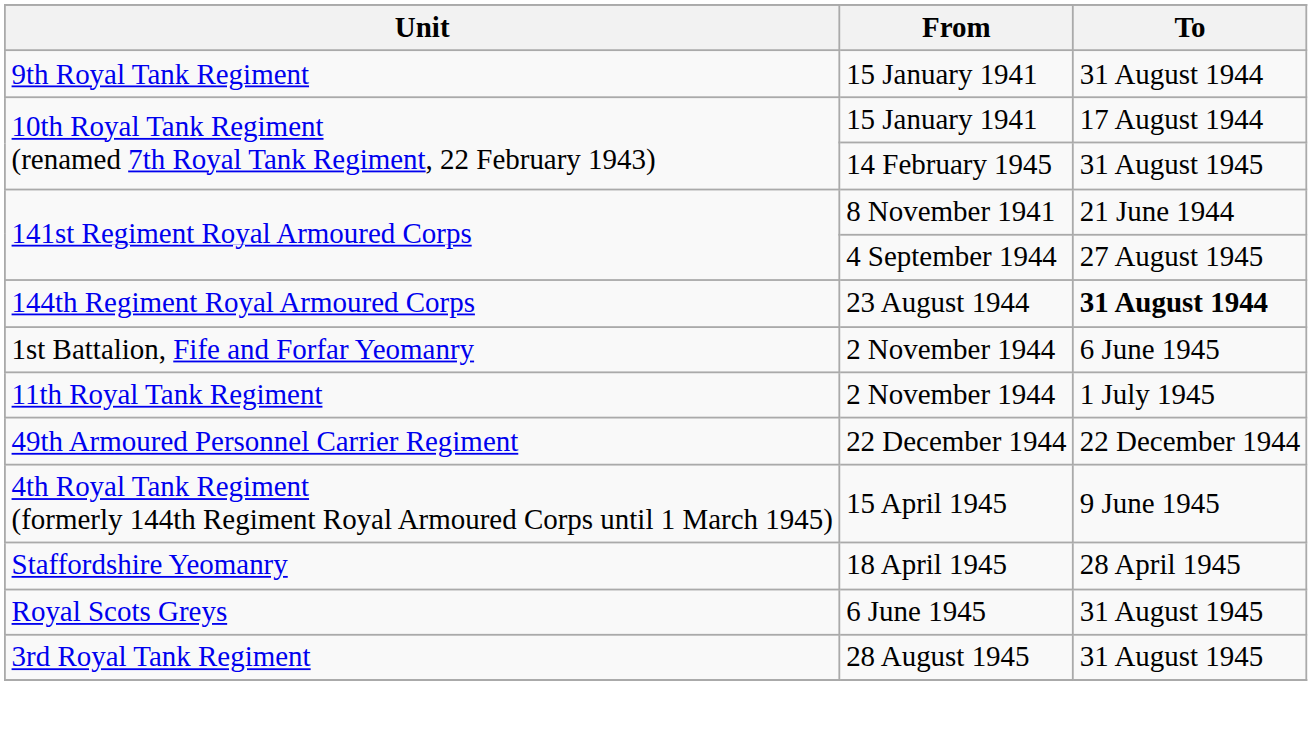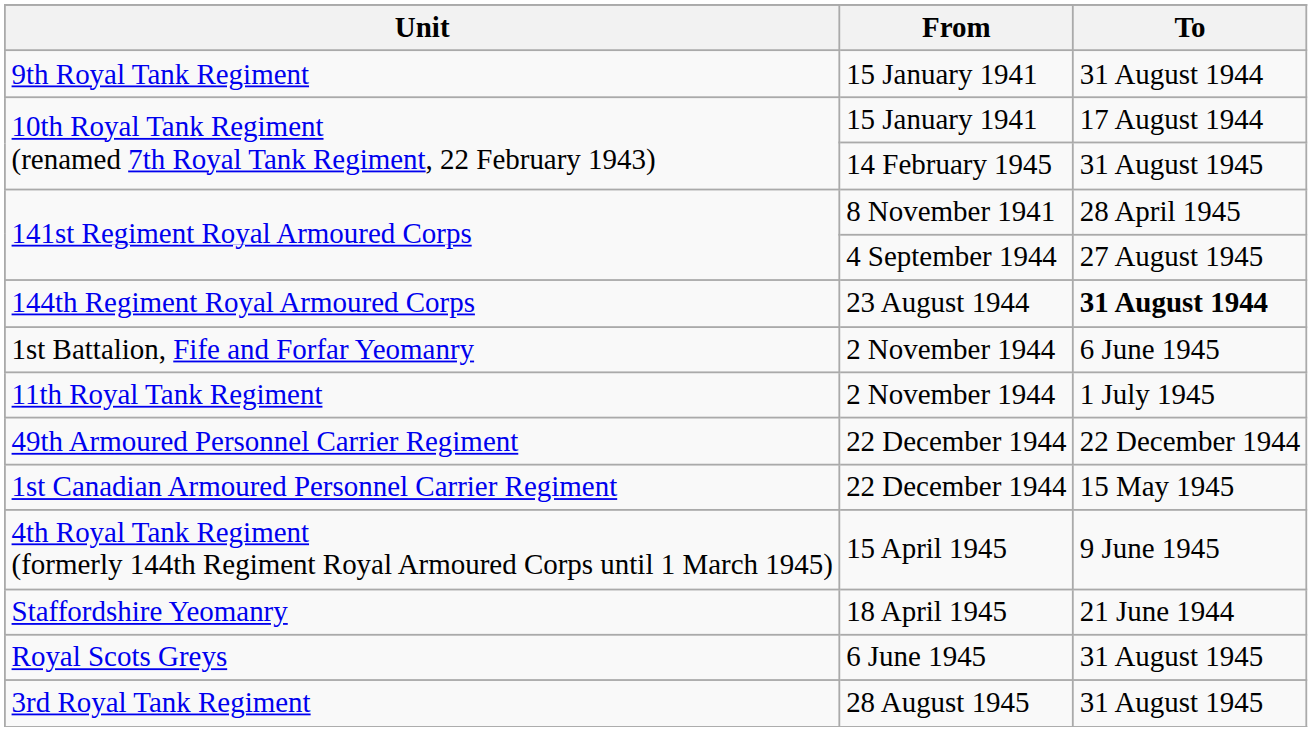(1157, 211) 21 June 1944 -> (1160, 211) 28 April 1945
+ row: (314, 486)
(1160, 565) 28 April 1945 -> (1157, 611) 21 June 1944
